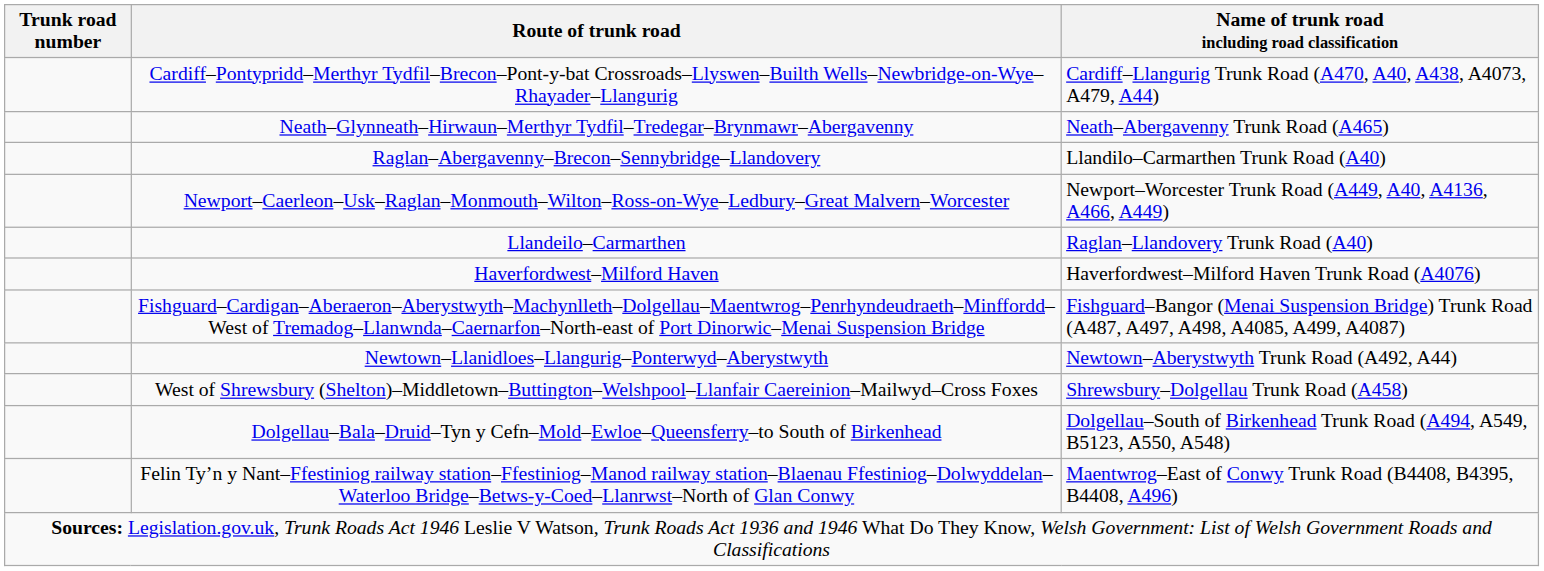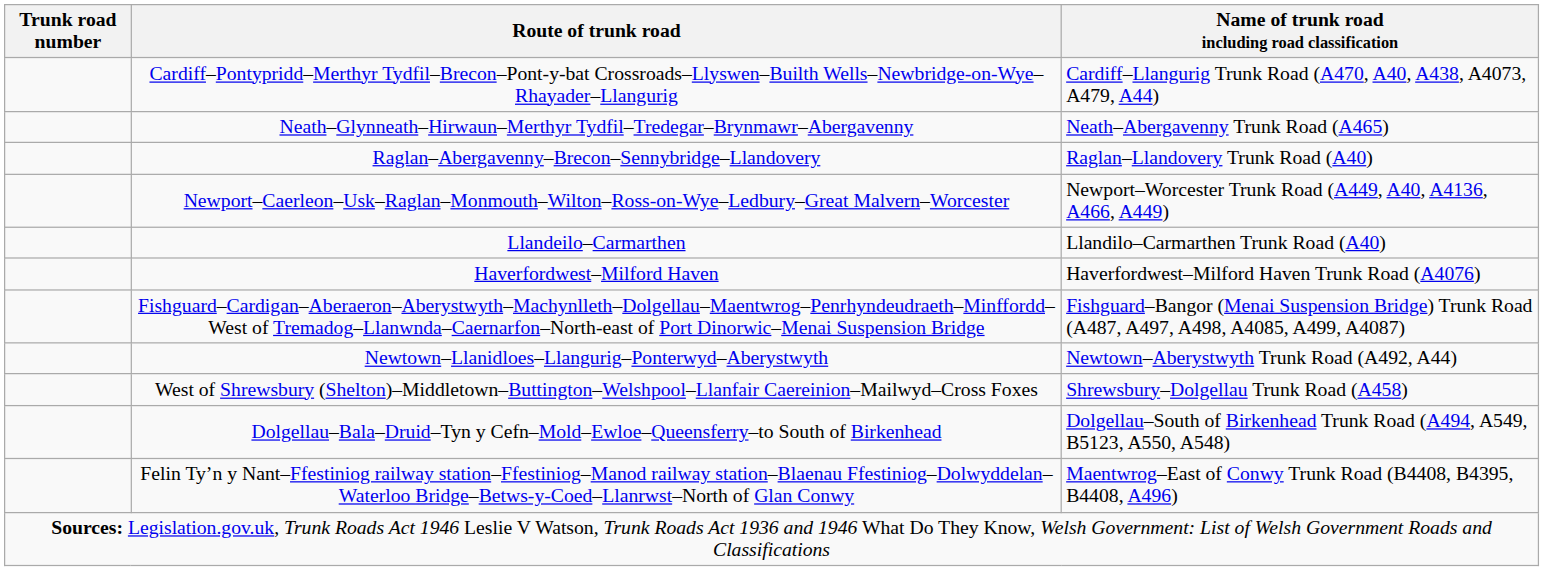(1226, 158) Llandilo–Carmarthen Trunk Road (A40) -> (1219, 158) Raglan–Llandovery Trunk Road (A40)
(1219, 242) Raglan–Llandovery Trunk Road (A40) -> (1226, 242) Llandilo–Carmarthen Trunk Road (A40)
